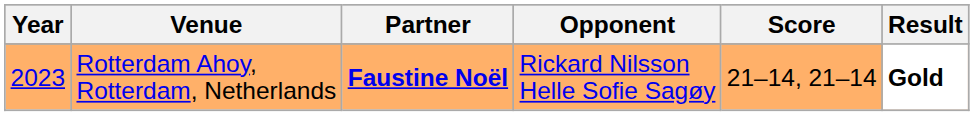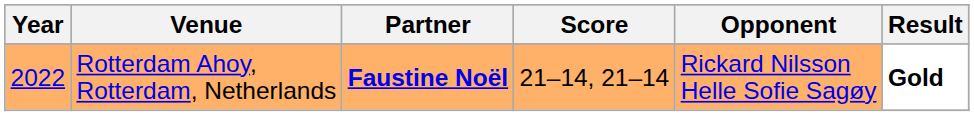columns swapped: (617, 25) <-> (802, 25)
(38, 77) 2023 -> (38, 77) 2022
